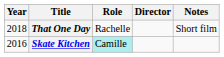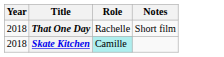- column: (153, 12)
(17, 44) 2016 -> (17, 44) 2018
